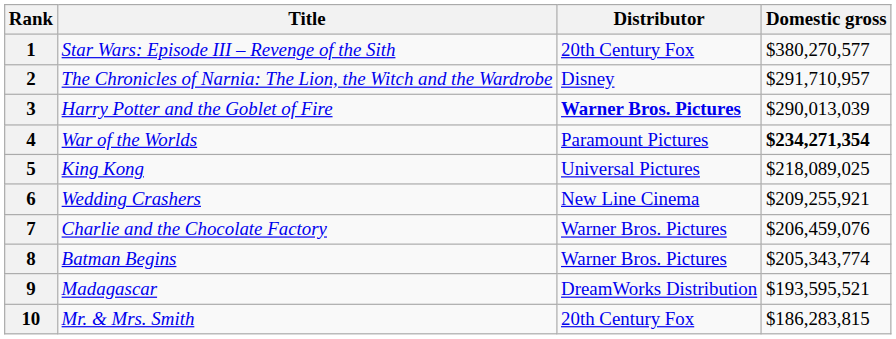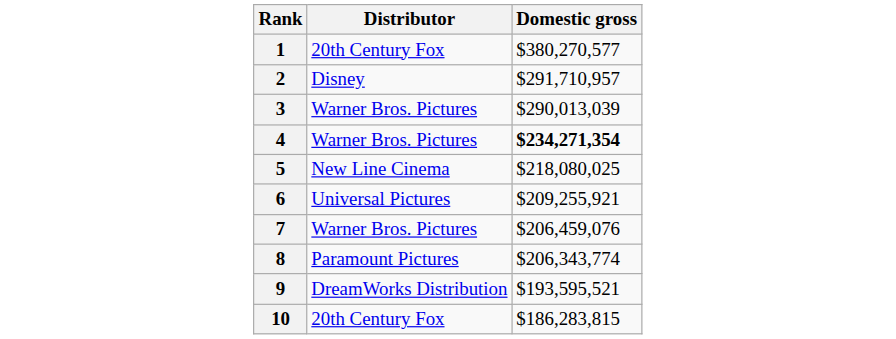- column: (307, 19)
(651, 109) bold -> (394, 109) normal
(635, 139) Paramount Pictures -> (394, 139) Warner Bros. Pictures
(630, 169) Universal Pictures -> (381, 169) New Line Cinema
(818, 169) $218,089,025 -> (568, 169) $218,080,025
(630, 199) New Line Cinema -> (381, 199) Universal Pictures
(644, 259) Warner Bros. Pictures -> (385, 259) Paramount Pictures
(818, 259) $205,343,774 -> (568, 259) $206,343,774
